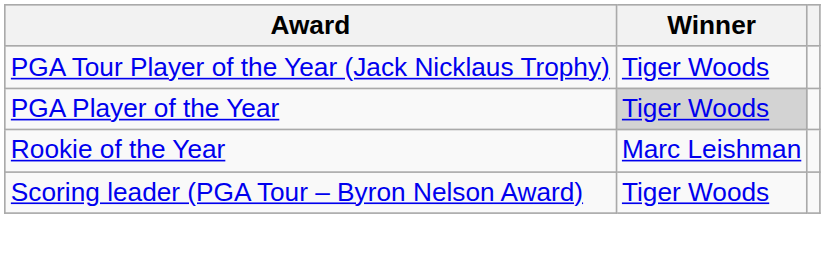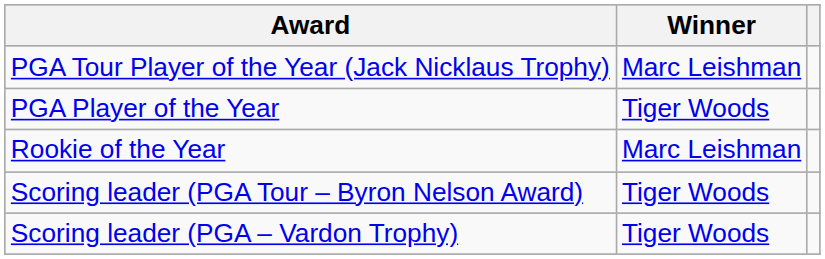(696, 66) Tiger Woods -> (712, 66) Marc Leishman
(696, 108) lightgrey background -> (696, 108) no background
+ row: (235, 233)
